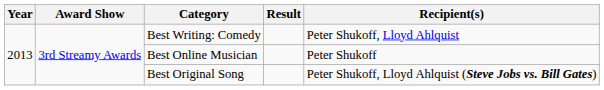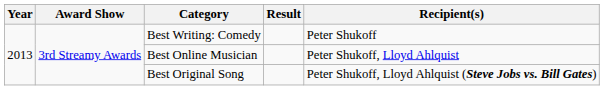(383, 34) Peter Shukoff, Lloyd Ahlquist -> (342, 34) Peter Shukoff
(342, 54) Peter Shukoff -> (383, 54) Peter Shukoff, Lloyd Ahlquist
